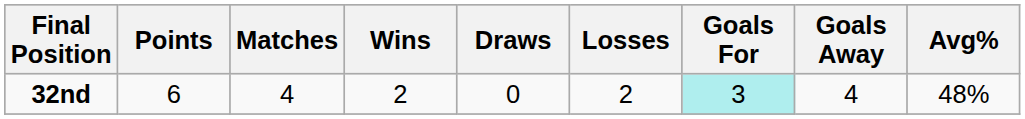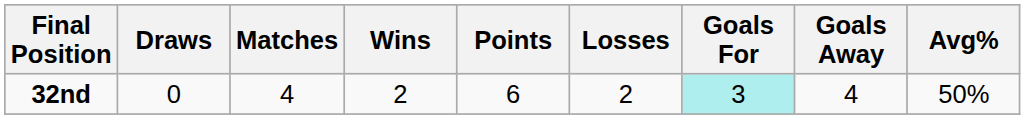columns swapped: (174, 40) <-> (513, 40)
(964, 94) 48% -> (964, 94) 50%
